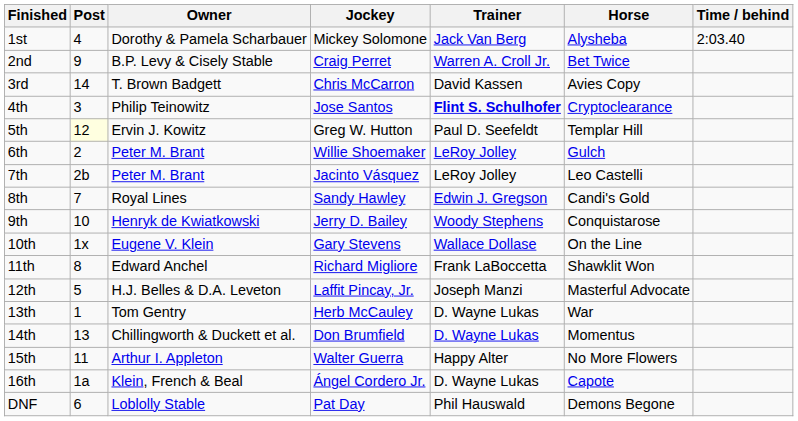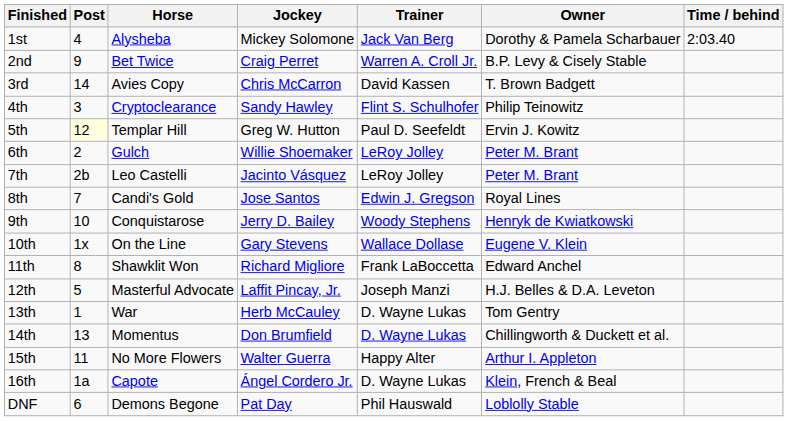columns swapped: (629, 15) <-> (209, 15)
(353, 107) Jose Santos -> (287, 107) Sandy Hawley
(497, 107) bold -> (420, 107) normal
(359, 198) Sandy Hawley -> (280, 198) Jose Santos
